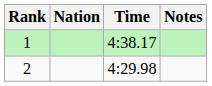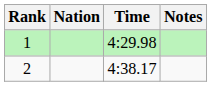(132, 42) 4:38.17 -> (132, 42) 4:29.98
(132, 68) 4:29.98 -> (132, 68) 4:38.17
